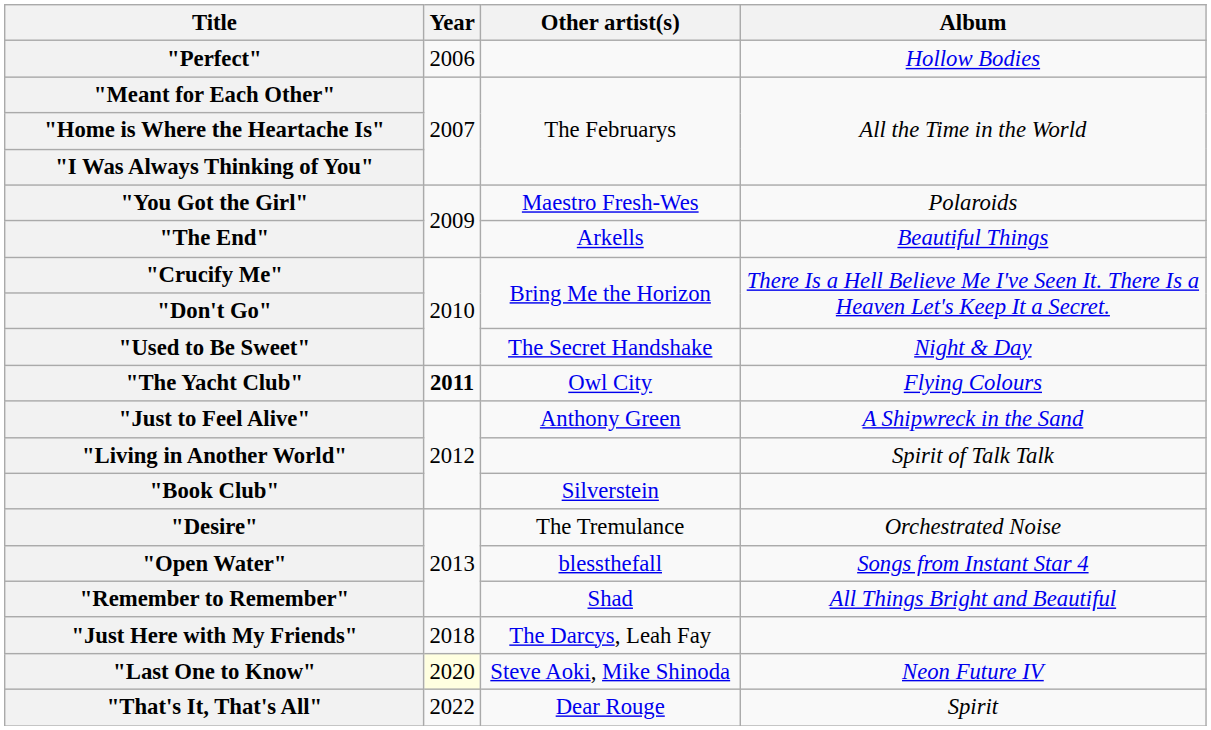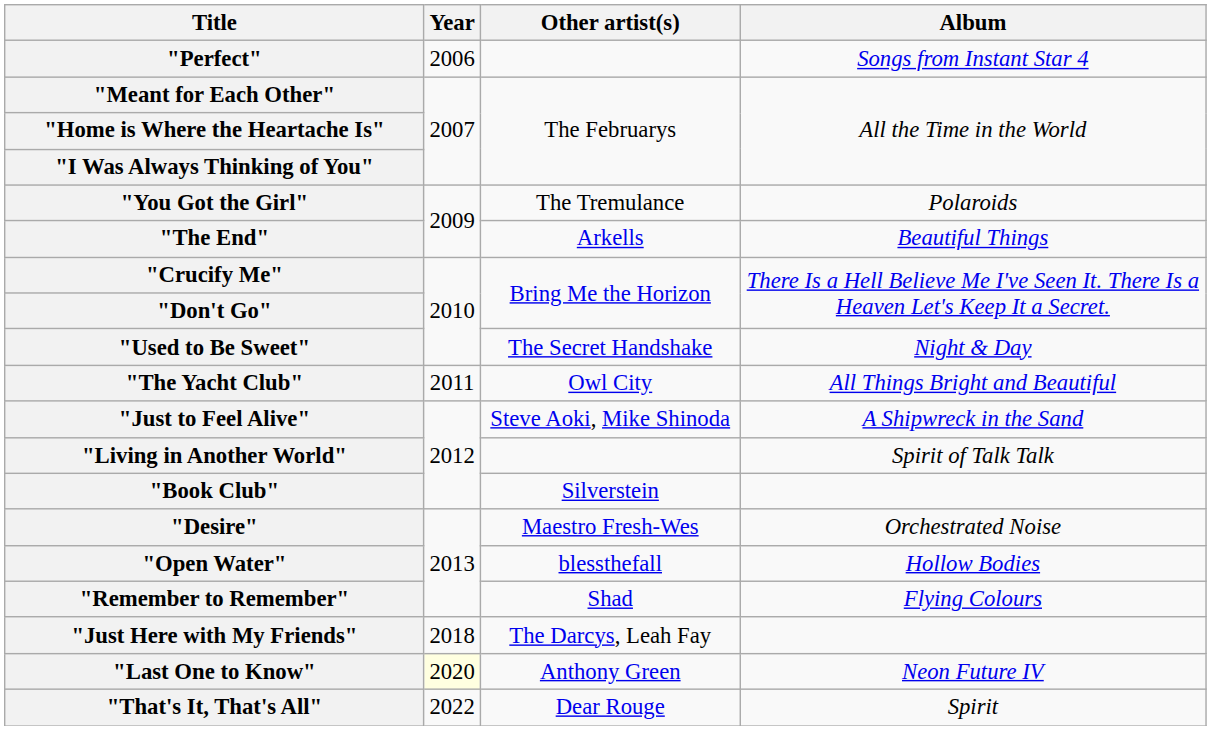(973, 58) Hollow Bodies -> (973, 58) Songs from Instant Star 4
(610, 202) Maestro Fresh-Wes -> (610, 202) The Tremulance
(452, 382) bold -> (452, 382) normal
(973, 382) Flying Colours -> (973, 382) All Things Bright and Beautiful
(610, 418) Anthony Green -> (610, 418) Steve Aoki, Mike Shinoda
(610, 526) The Tremulance -> (610, 526) Maestro Fresh-Wes
(973, 563) Songs from Instant Star 4 -> (973, 563) Hollow Bodies
(973, 599) All Things Bright and Beautiful -> (973, 599) Flying Colours
(610, 671) Steve Aoki, Mike Shinoda -> (610, 671) Anthony Green
